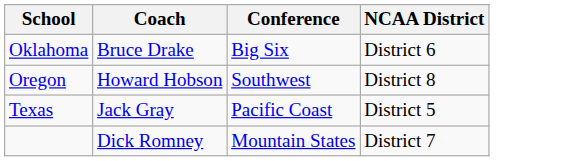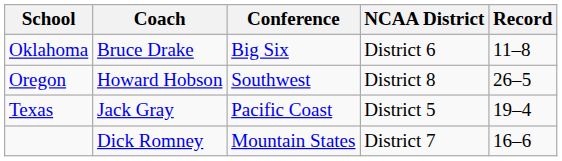+ column: (523, 19)
